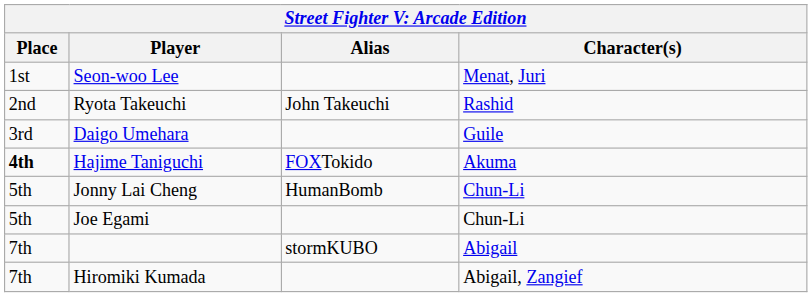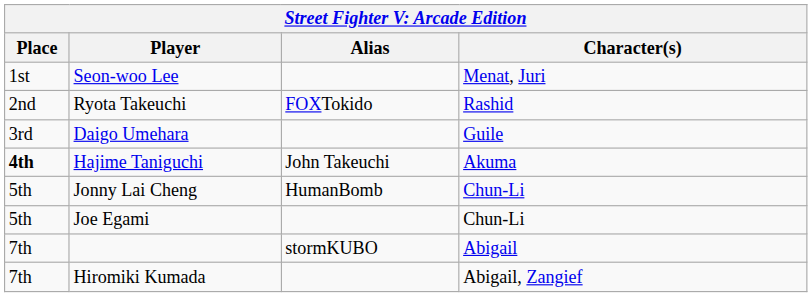(337, 104) John Takeuchi -> (329, 104) FOXTokido
(329, 162) FOXTokido -> (337, 162) John Takeuchi
